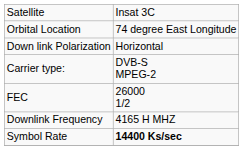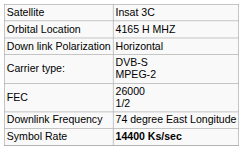(176, 29) 74 degree East Longitude -> (145, 29) 4165 H MHZ
(145, 120) 4165 H MHZ -> (176, 120) 74 degree East Longitude
